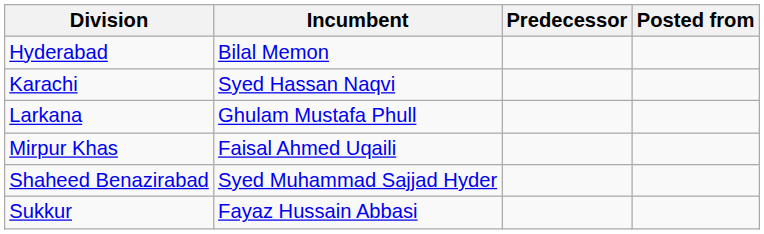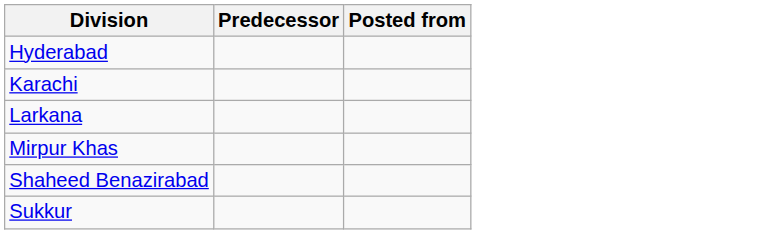- column: (358, 20)
